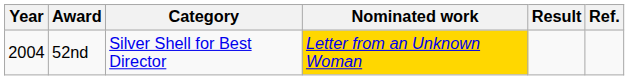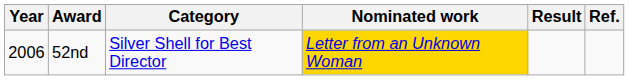(26, 52) 2004 -> (26, 52) 2006
